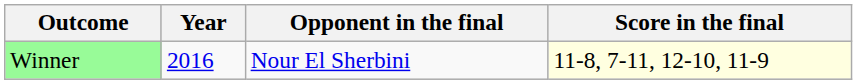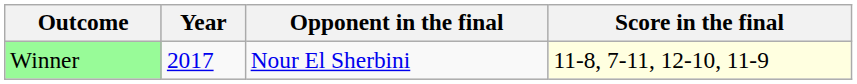(190, 60) 2016 -> (190, 60) 2017
